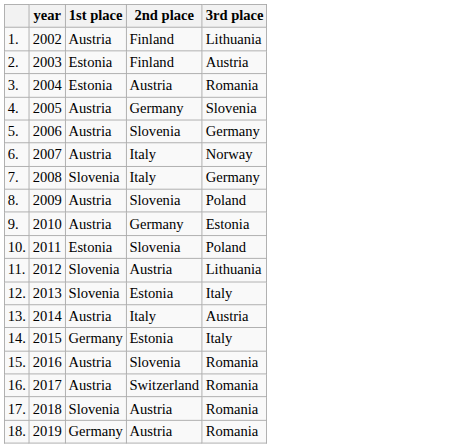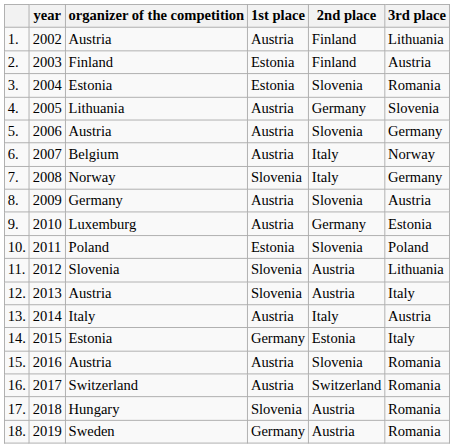+ column: (156, 16)
(151, 85) Austria -> (337, 85) Slovenia
(226, 200) Poland -> (409, 200) Austria
(151, 293) Estonia -> (333, 293) Austria
